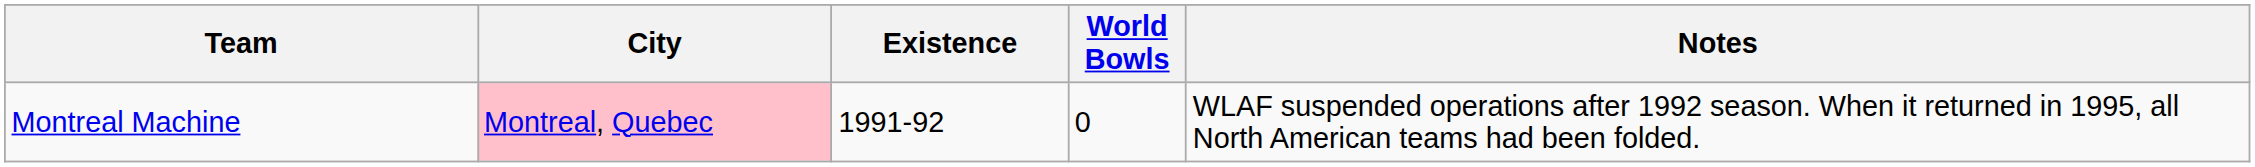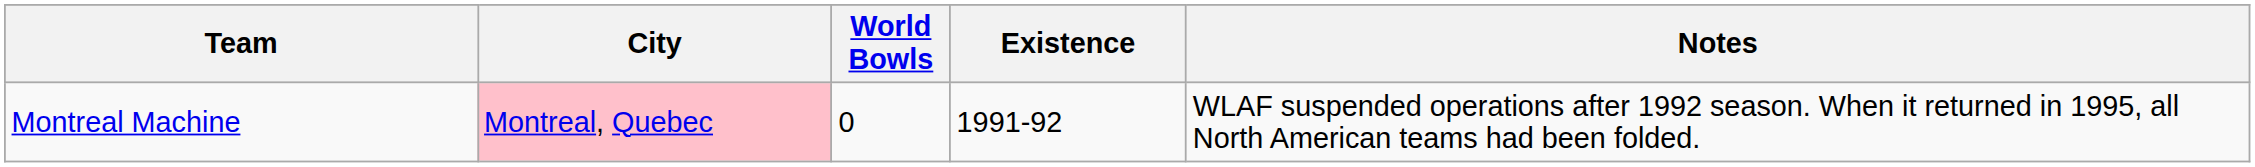columns swapped: (950, 43) <-> (1127, 43)
